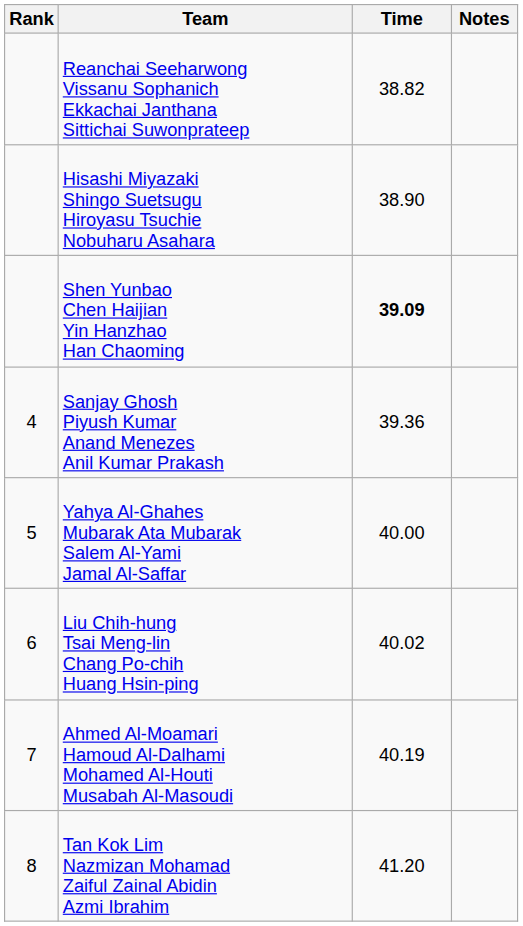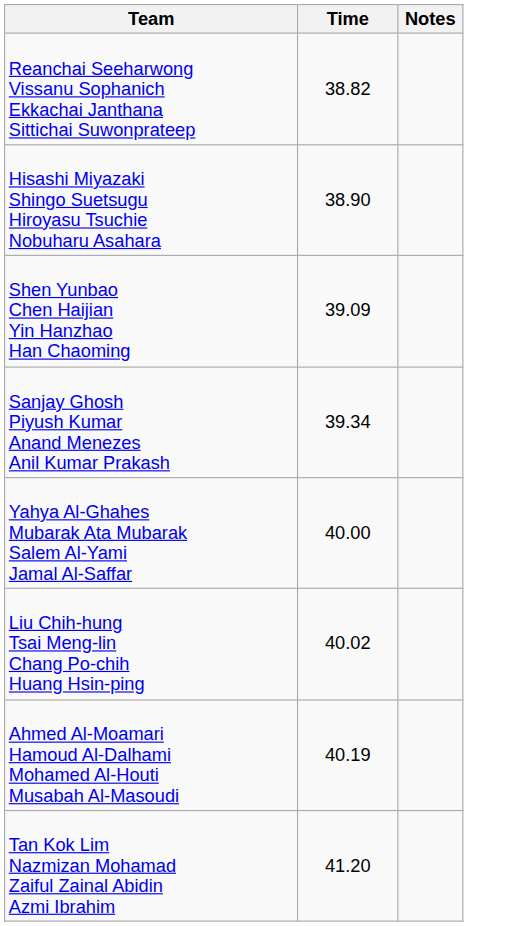- column: (32, 18)
(402, 310) bold -> (348, 310) normal
(402, 421) 39.36 -> (348, 421) 39.34
